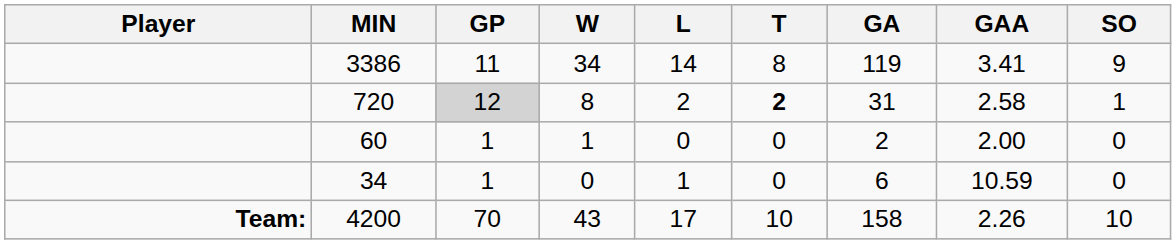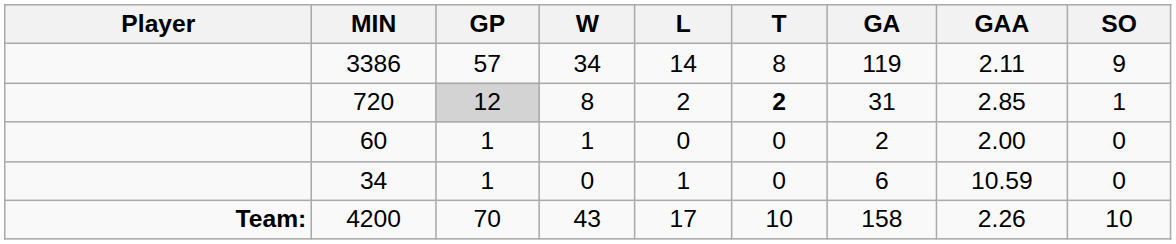(487, 63) 11 -> (487, 63) 57
(1002, 63) 3.41 -> (1002, 63) 2.11
(1002, 102) 2.58 -> (1002, 102) 2.85
